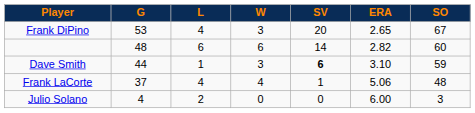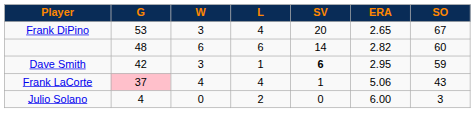columns swapped: (261, 13) <-> (201, 13)
(141, 64) 44 -> (141, 64) 42
(380, 64) 3.10 -> (380, 64) 2.95
(141, 82) no background -> (141, 82) pink background
(440, 82) 48 -> (440, 82) 43
